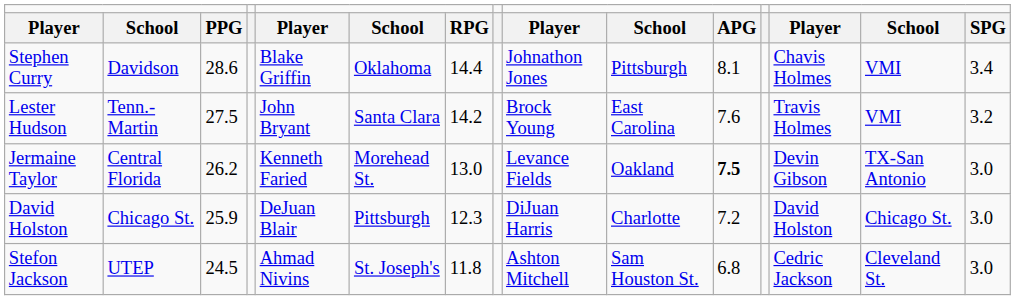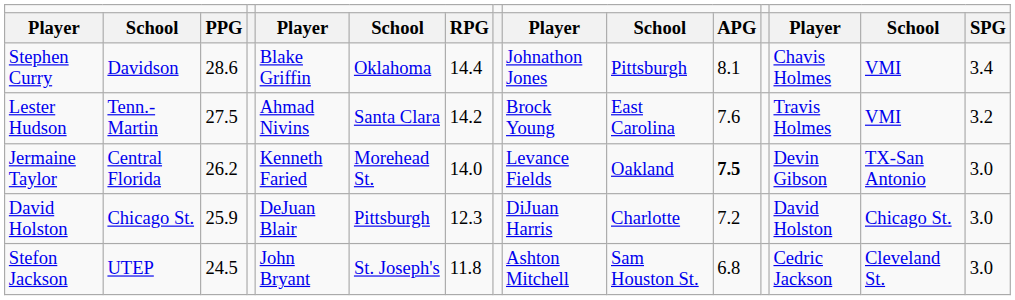(285, 117) John Bryant -> (287, 117) Ahmad Nivins
(466, 168) 13.0 -> (466, 168) 14.0
(287, 268) Ahmad Nivins -> (285, 268) John Bryant
